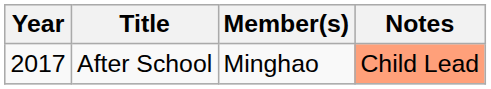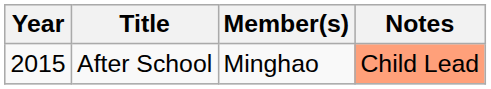(38, 63) 2017 -> (38, 63) 2015
